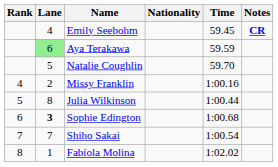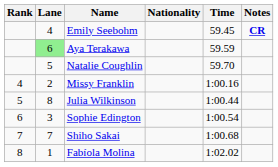(50, 118) bold -> (50, 118) normal
(222, 118) 1:00.68 -> (222, 118) 1:00.54
(222, 135) 1:00.54 -> (222, 135) 1:00.68
